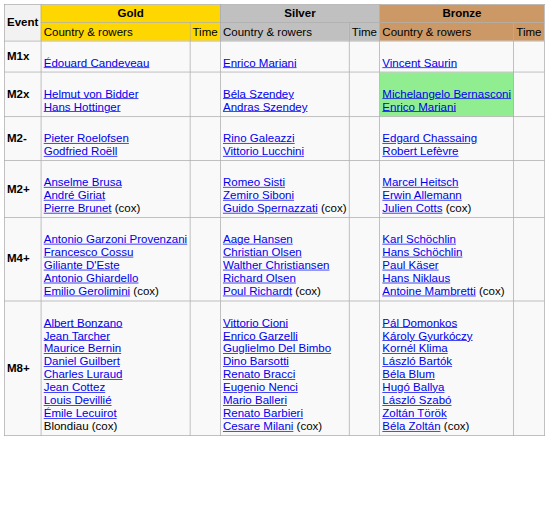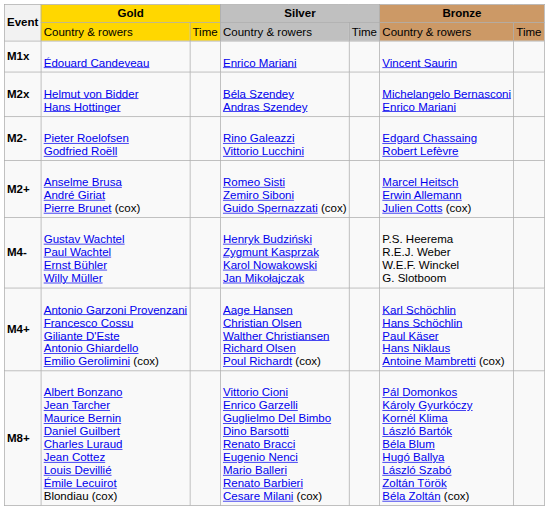(447, 100) lightgreen background -> (447, 100) no background
+ row: (84, 259)
